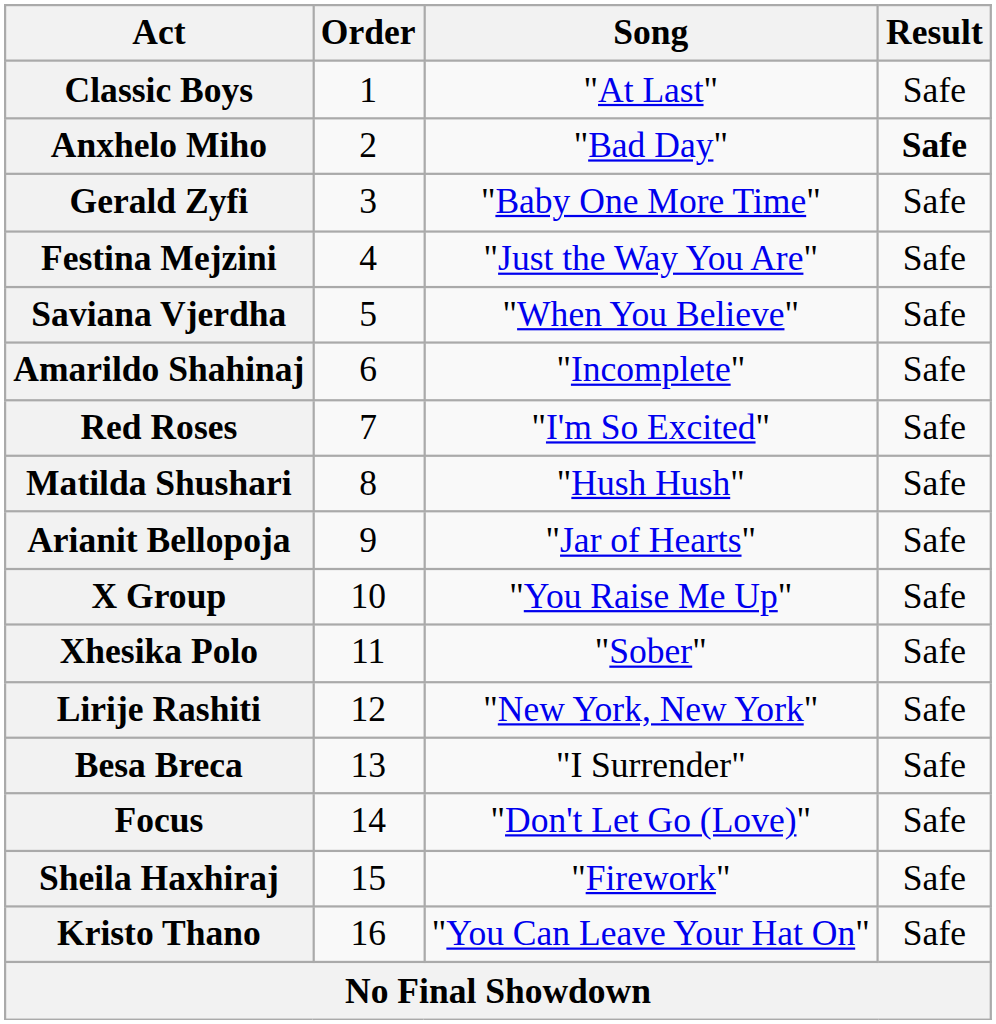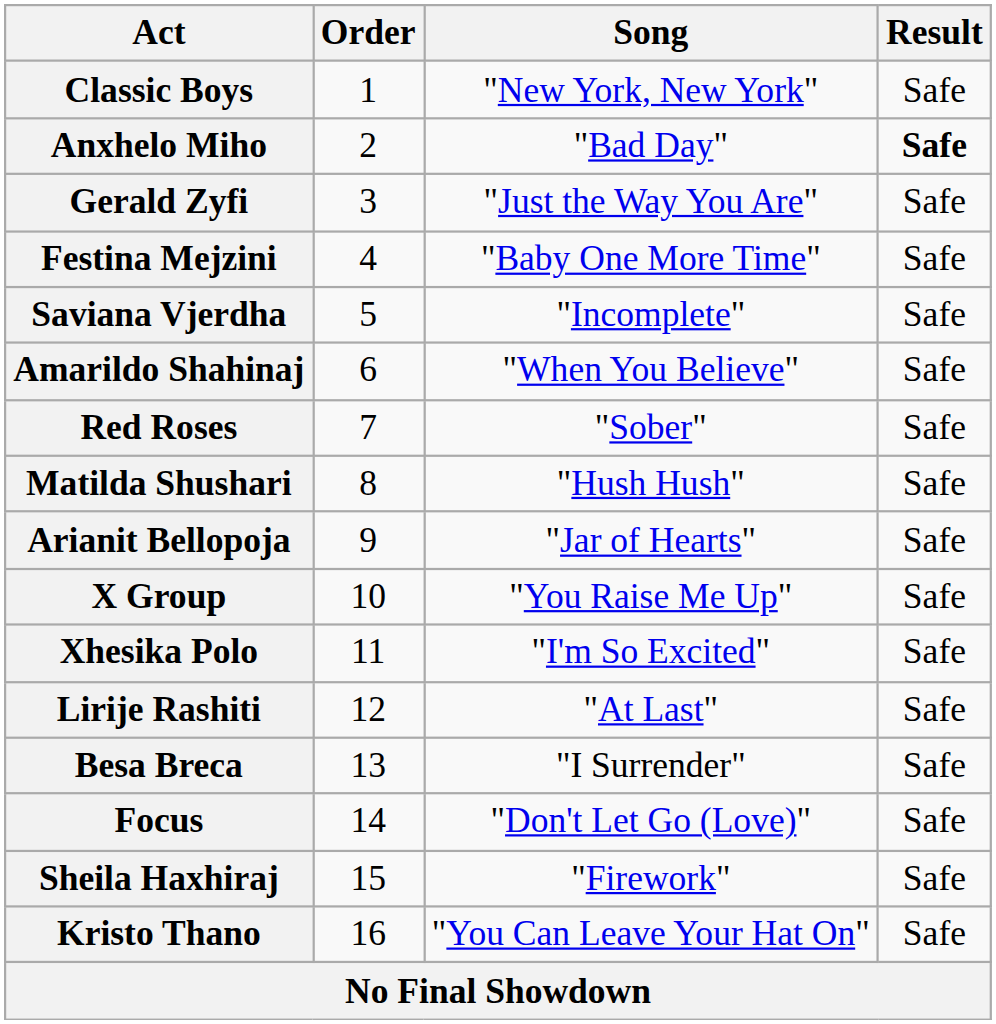(651, 88) "At Last" -> (651, 88) "New York, New York"
(651, 201) "Baby One More Time" -> (651, 201) "Just the Way You Are"
(651, 257) "Just the Way You Are" -> (651, 257) "Baby One More Time"
(651, 314) "When You Believe" -> (651, 314) "Incomplete"
(651, 370) "Incomplete" -> (651, 370) "When You Believe"
(651, 426) "I'm So Excited" -> (651, 426) "Sober"
(651, 652) "Sober" -> (651, 652) "I'm So Excited"
(651, 708) "New York, New York" -> (651, 708) "At Last"
